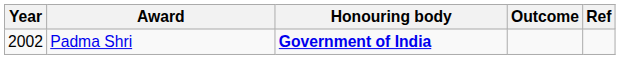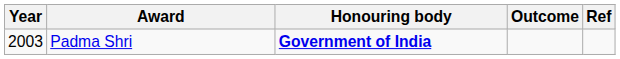(26, 41) 2002 -> (26, 41) 2003
